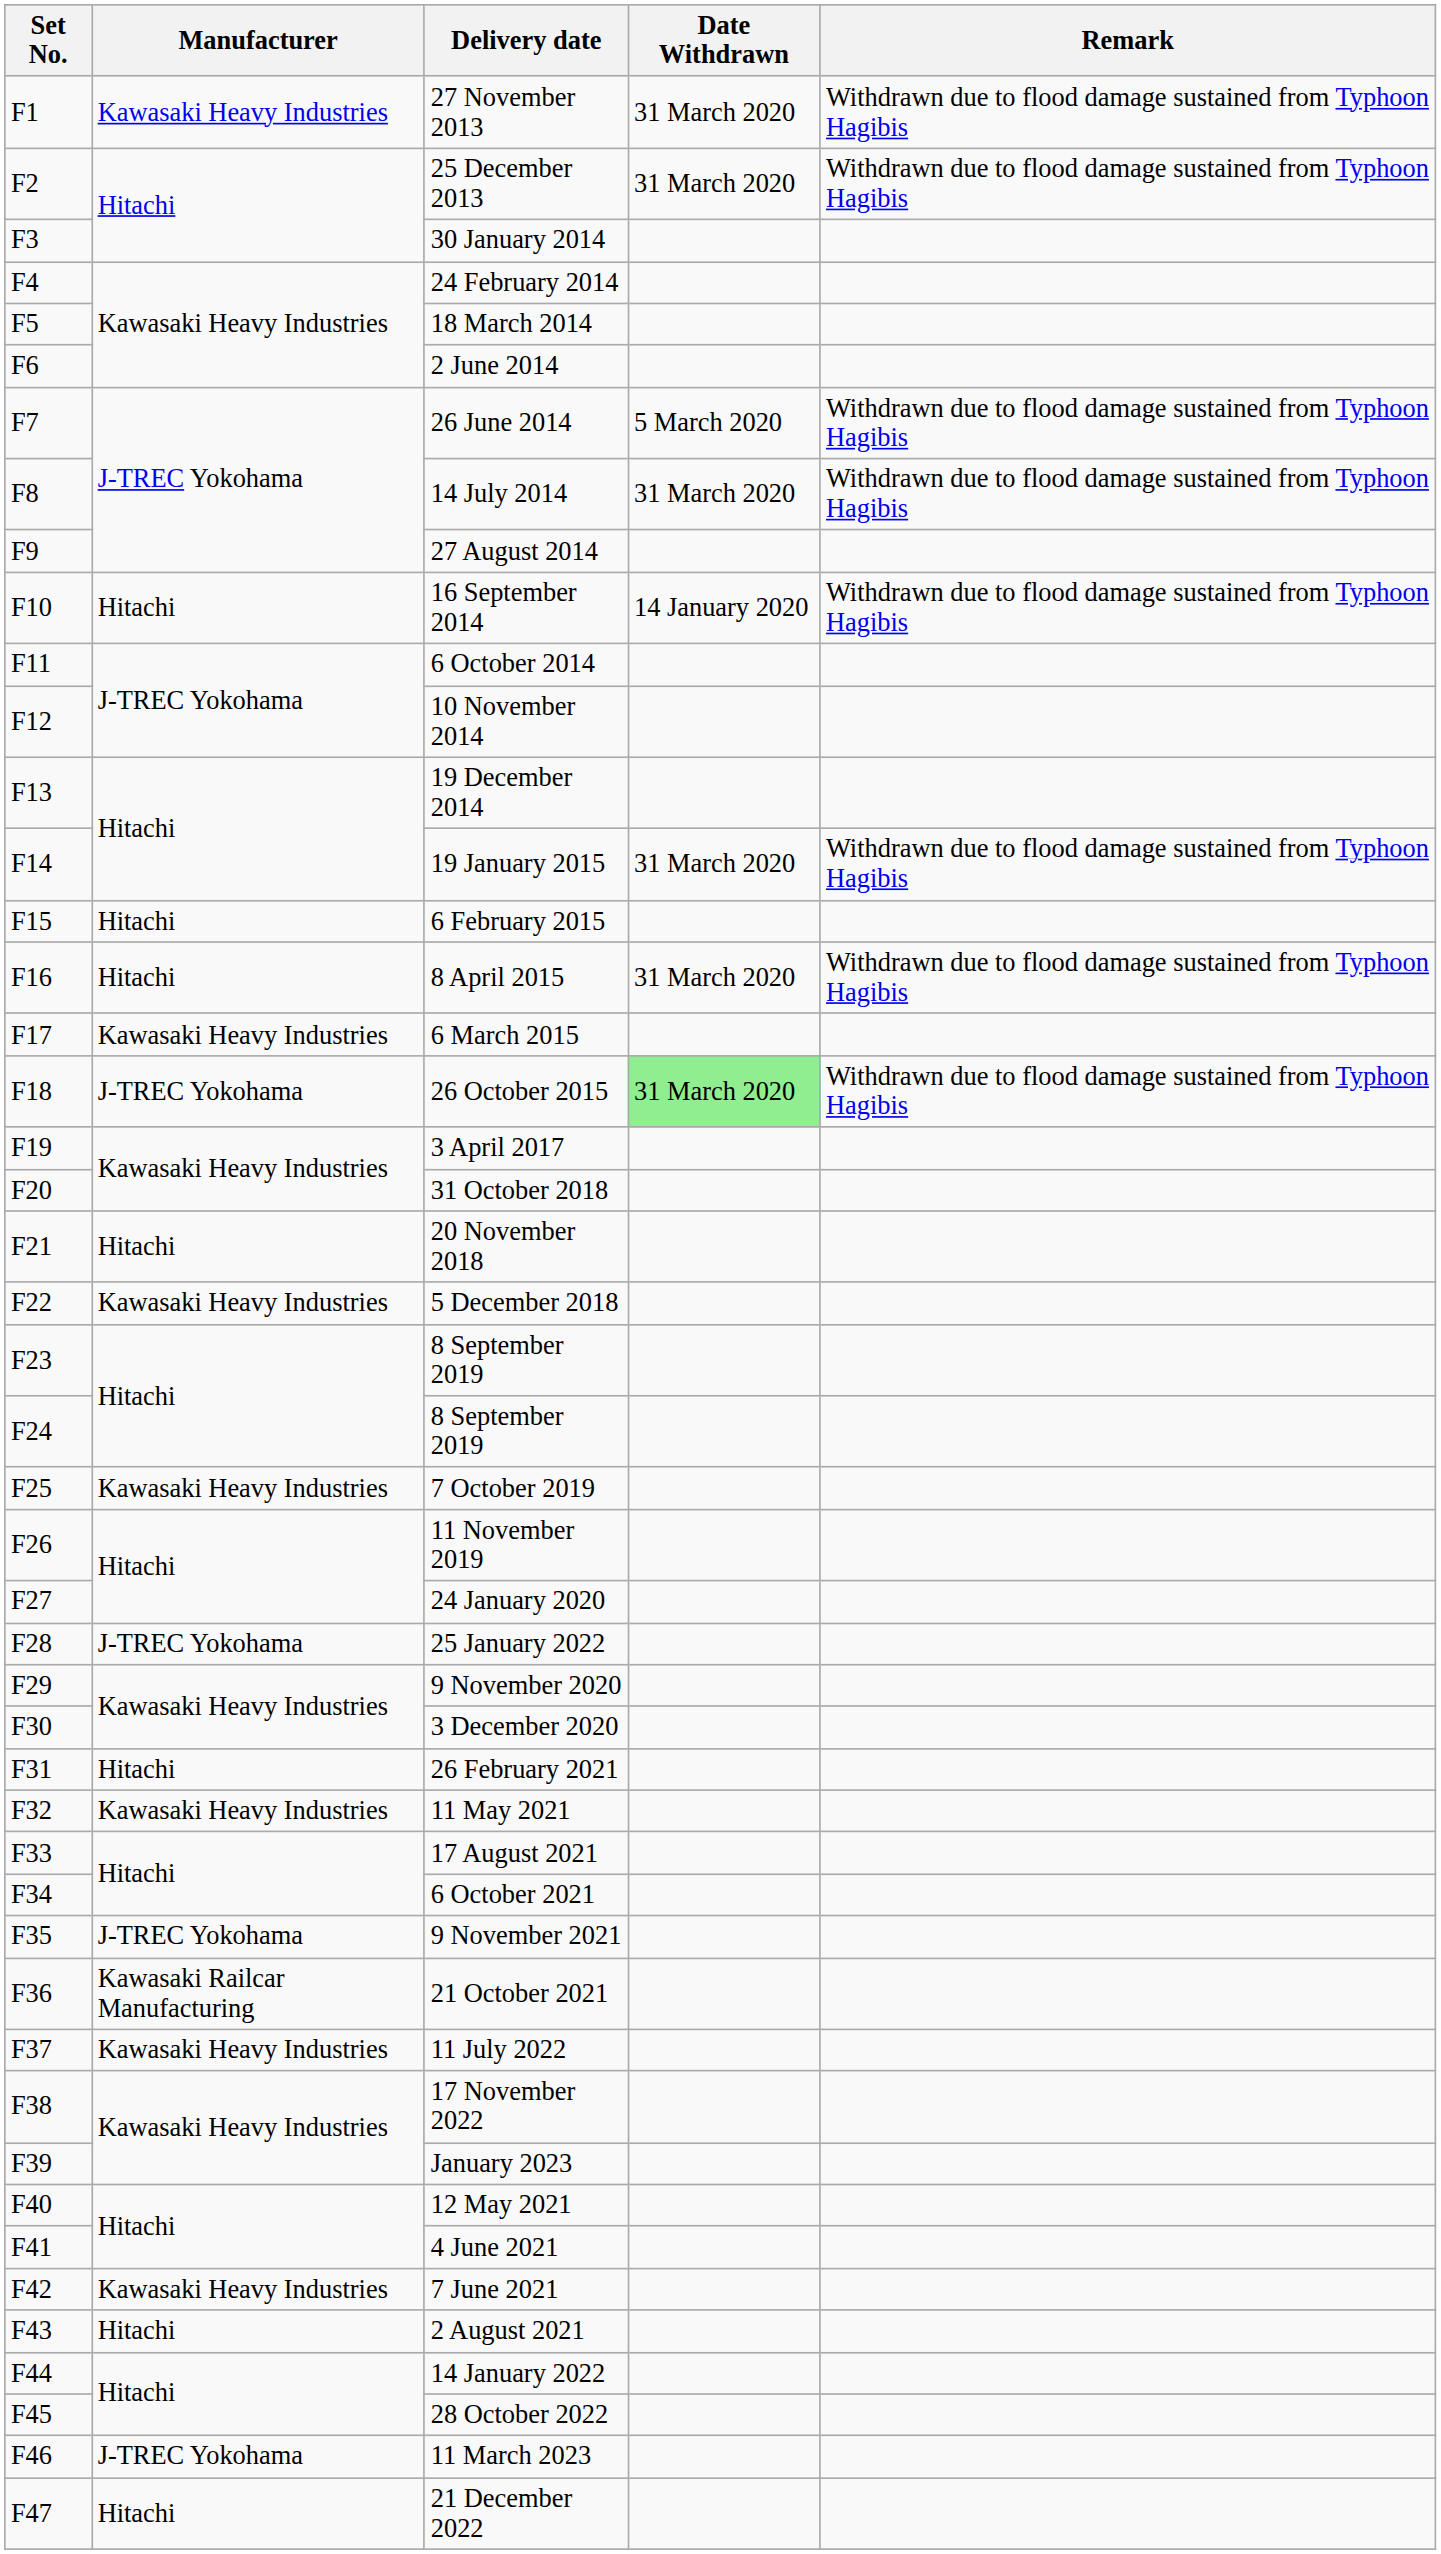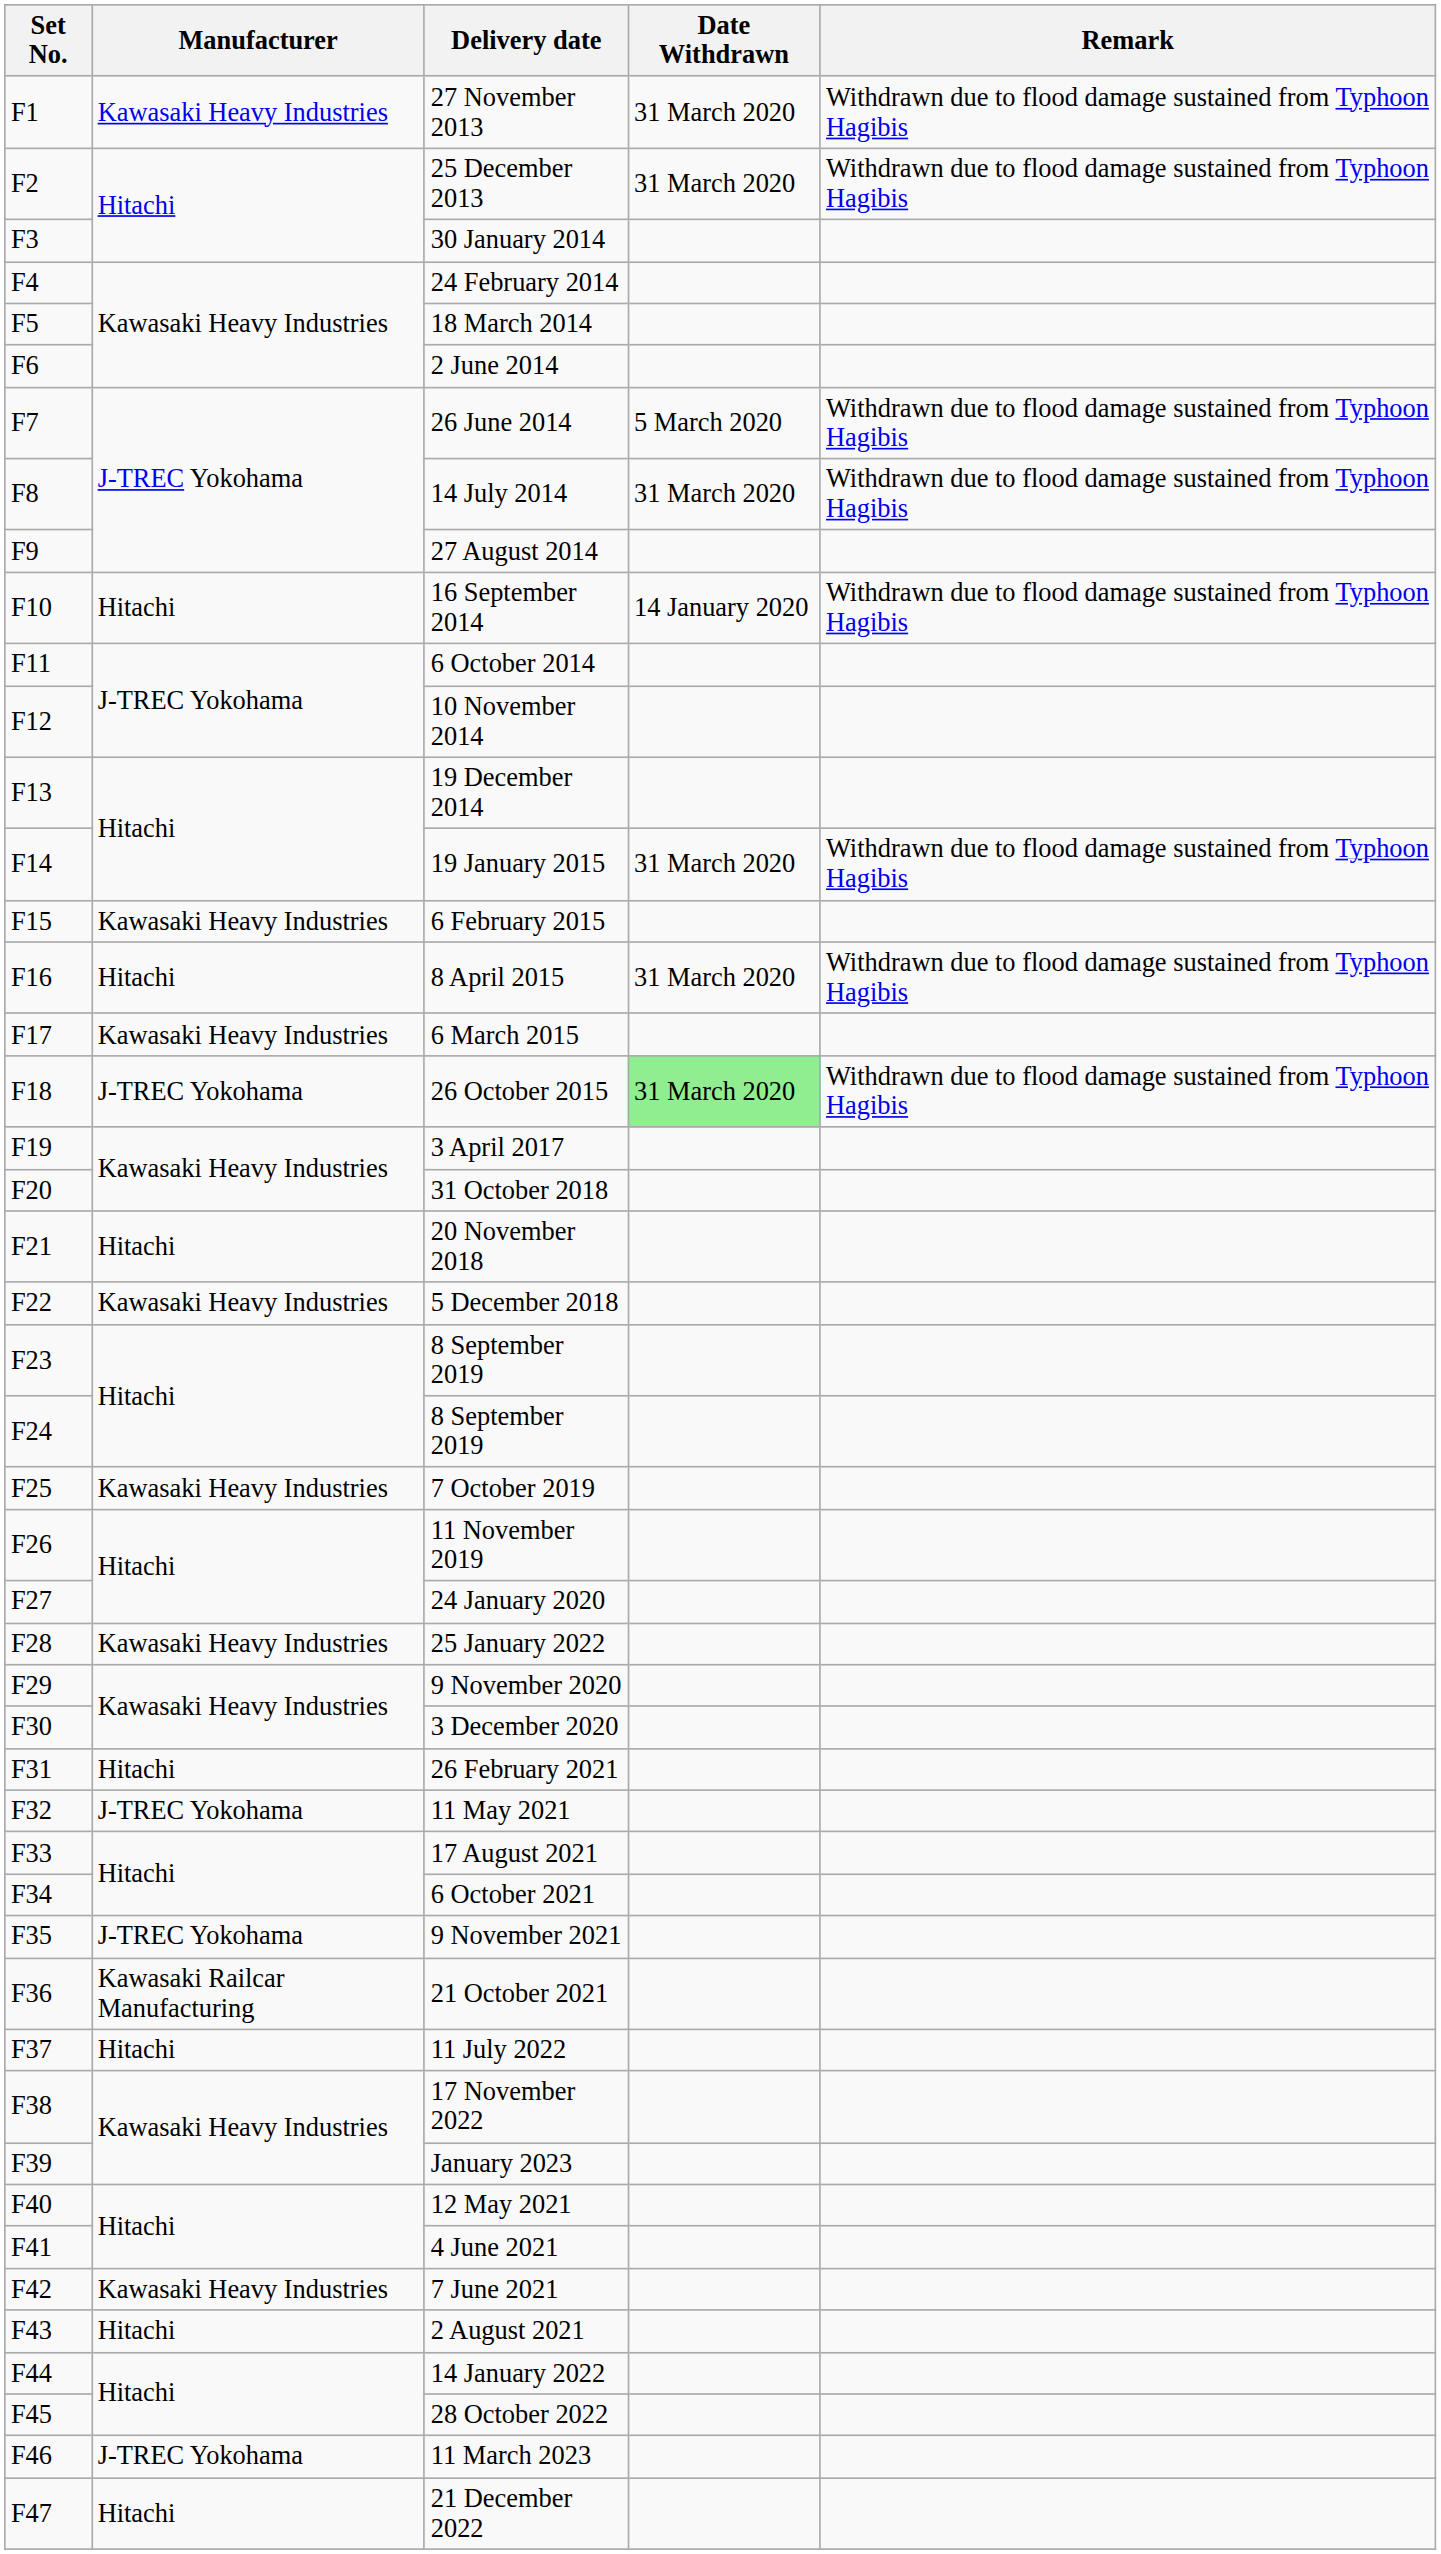(136, 920) Hitachi -> (243, 920) Kawasaki Heavy Industries
(200, 1643) J-TREC Yokohama -> (243, 1643) Kawasaki Heavy Industries
(243, 1810) Kawasaki Heavy Industries -> (200, 1810) J-TREC Yokohama
(243, 2049) Kawasaki Heavy Industries -> (136, 2049) Hitachi
